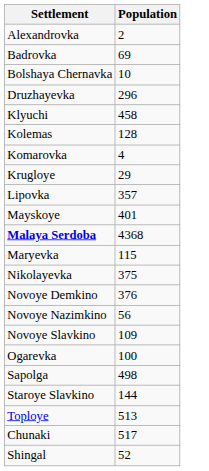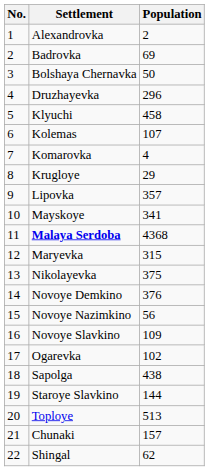+ column: (17, 14)
(124, 74) 10 -> (149, 74) 50
(128, 134) 128 -> (152, 134) 107
(128, 214) 401 -> (152, 214) 341
(127, 255) 115 -> (152, 255) 315
(128, 355) 100 -> (152, 355) 102
(128, 375) 498 -> (152, 375) 438
(128, 435) 517 -> (152, 435) 157
(124, 455) 52 -> (149, 455) 62
